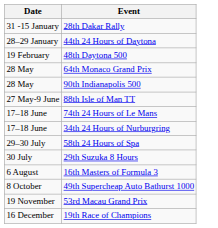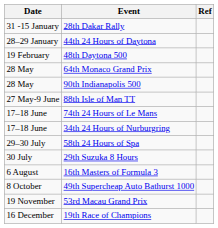+ column: (205, 11)
